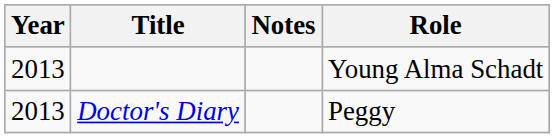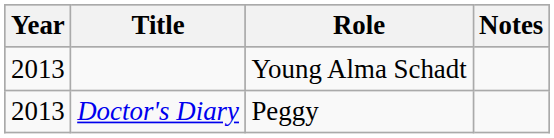columns swapped: (436, 25) <-> (283, 25)
